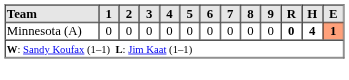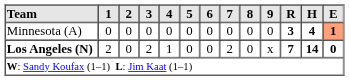(291, 31) 0 -> (291, 31) 3
+ row: (50, 48)
